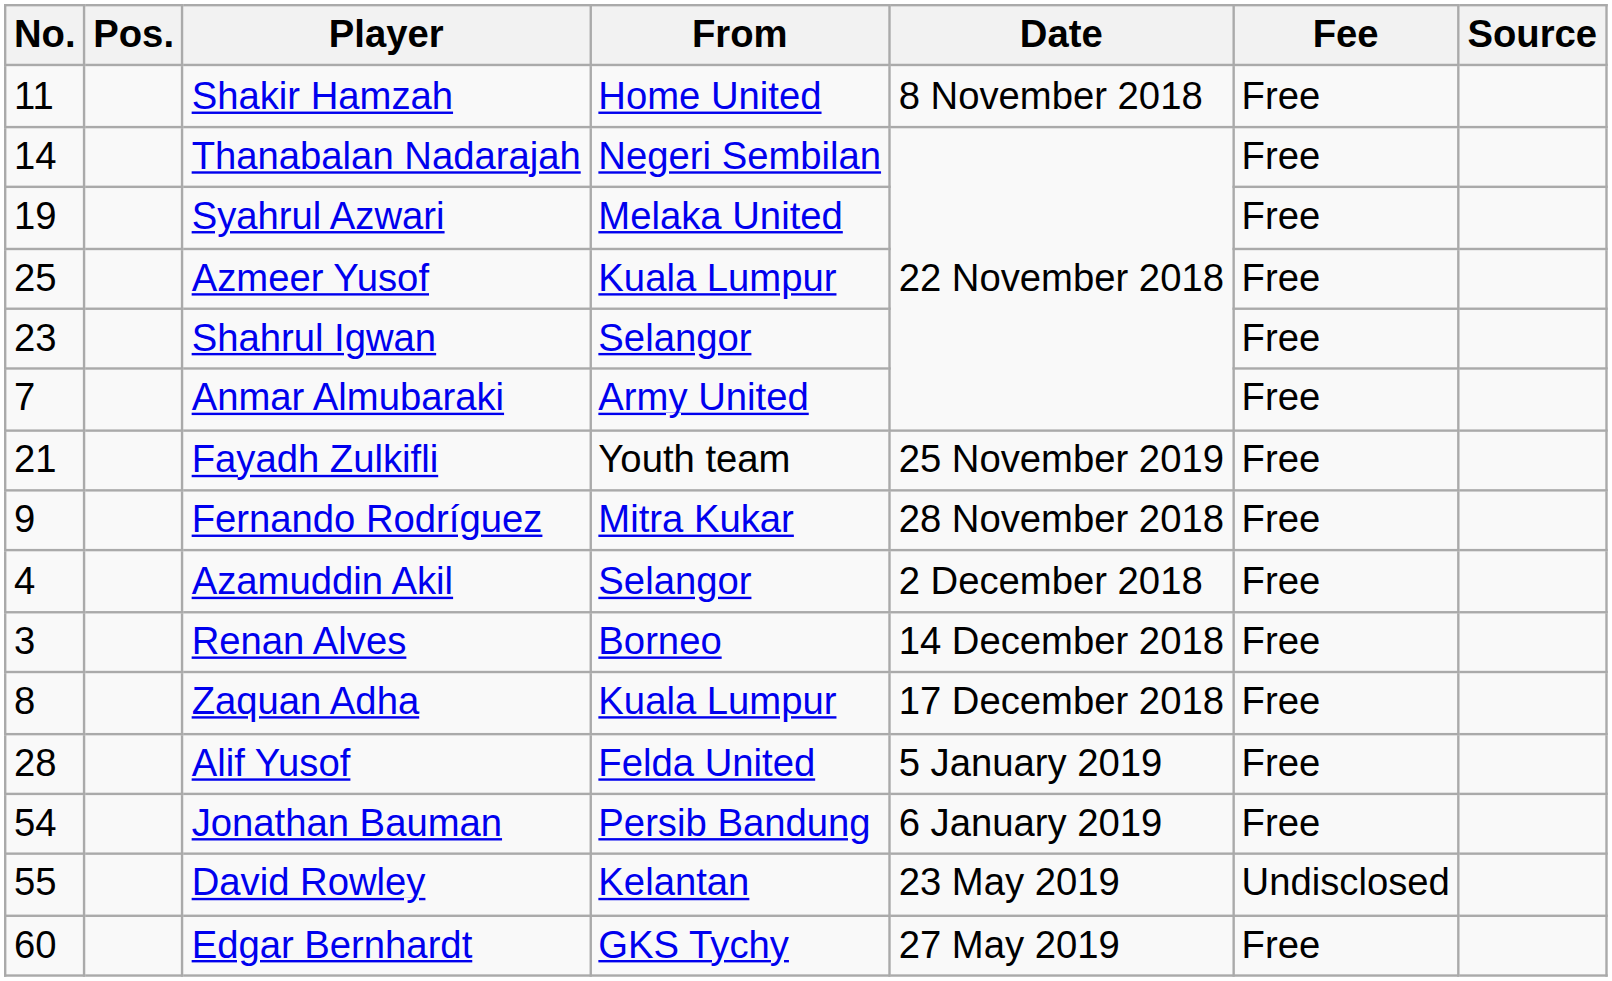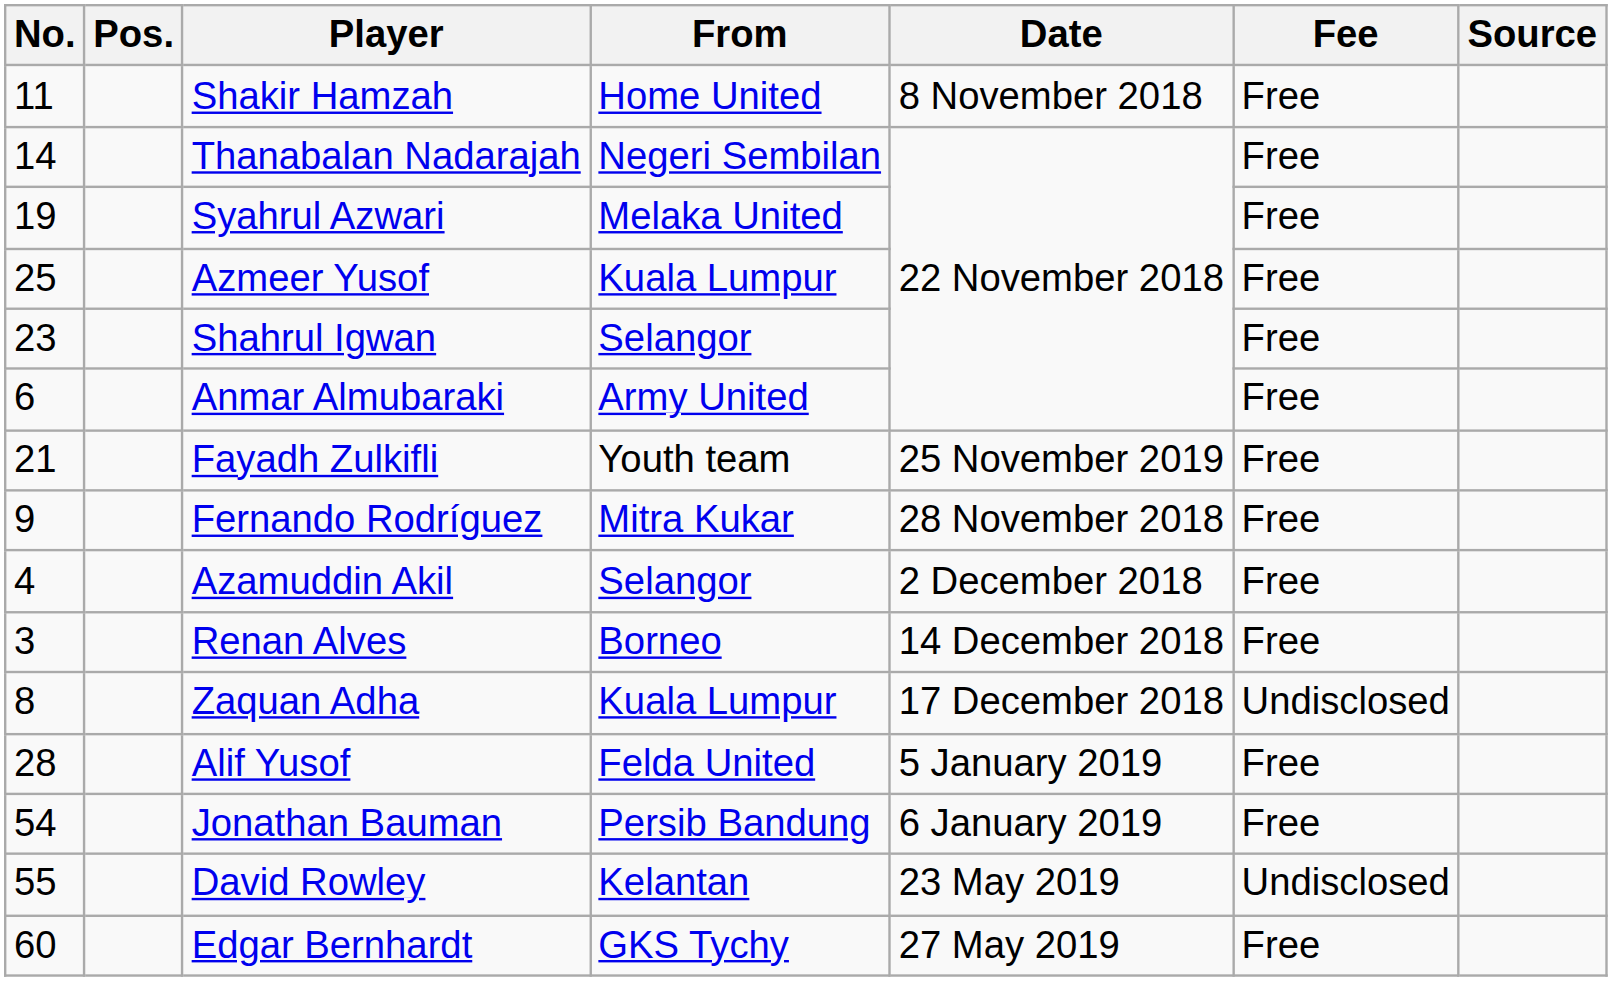(25, 398) 7 -> (25, 398) 6
(1281, 701) Free -> (1346, 701) Undisclosed
